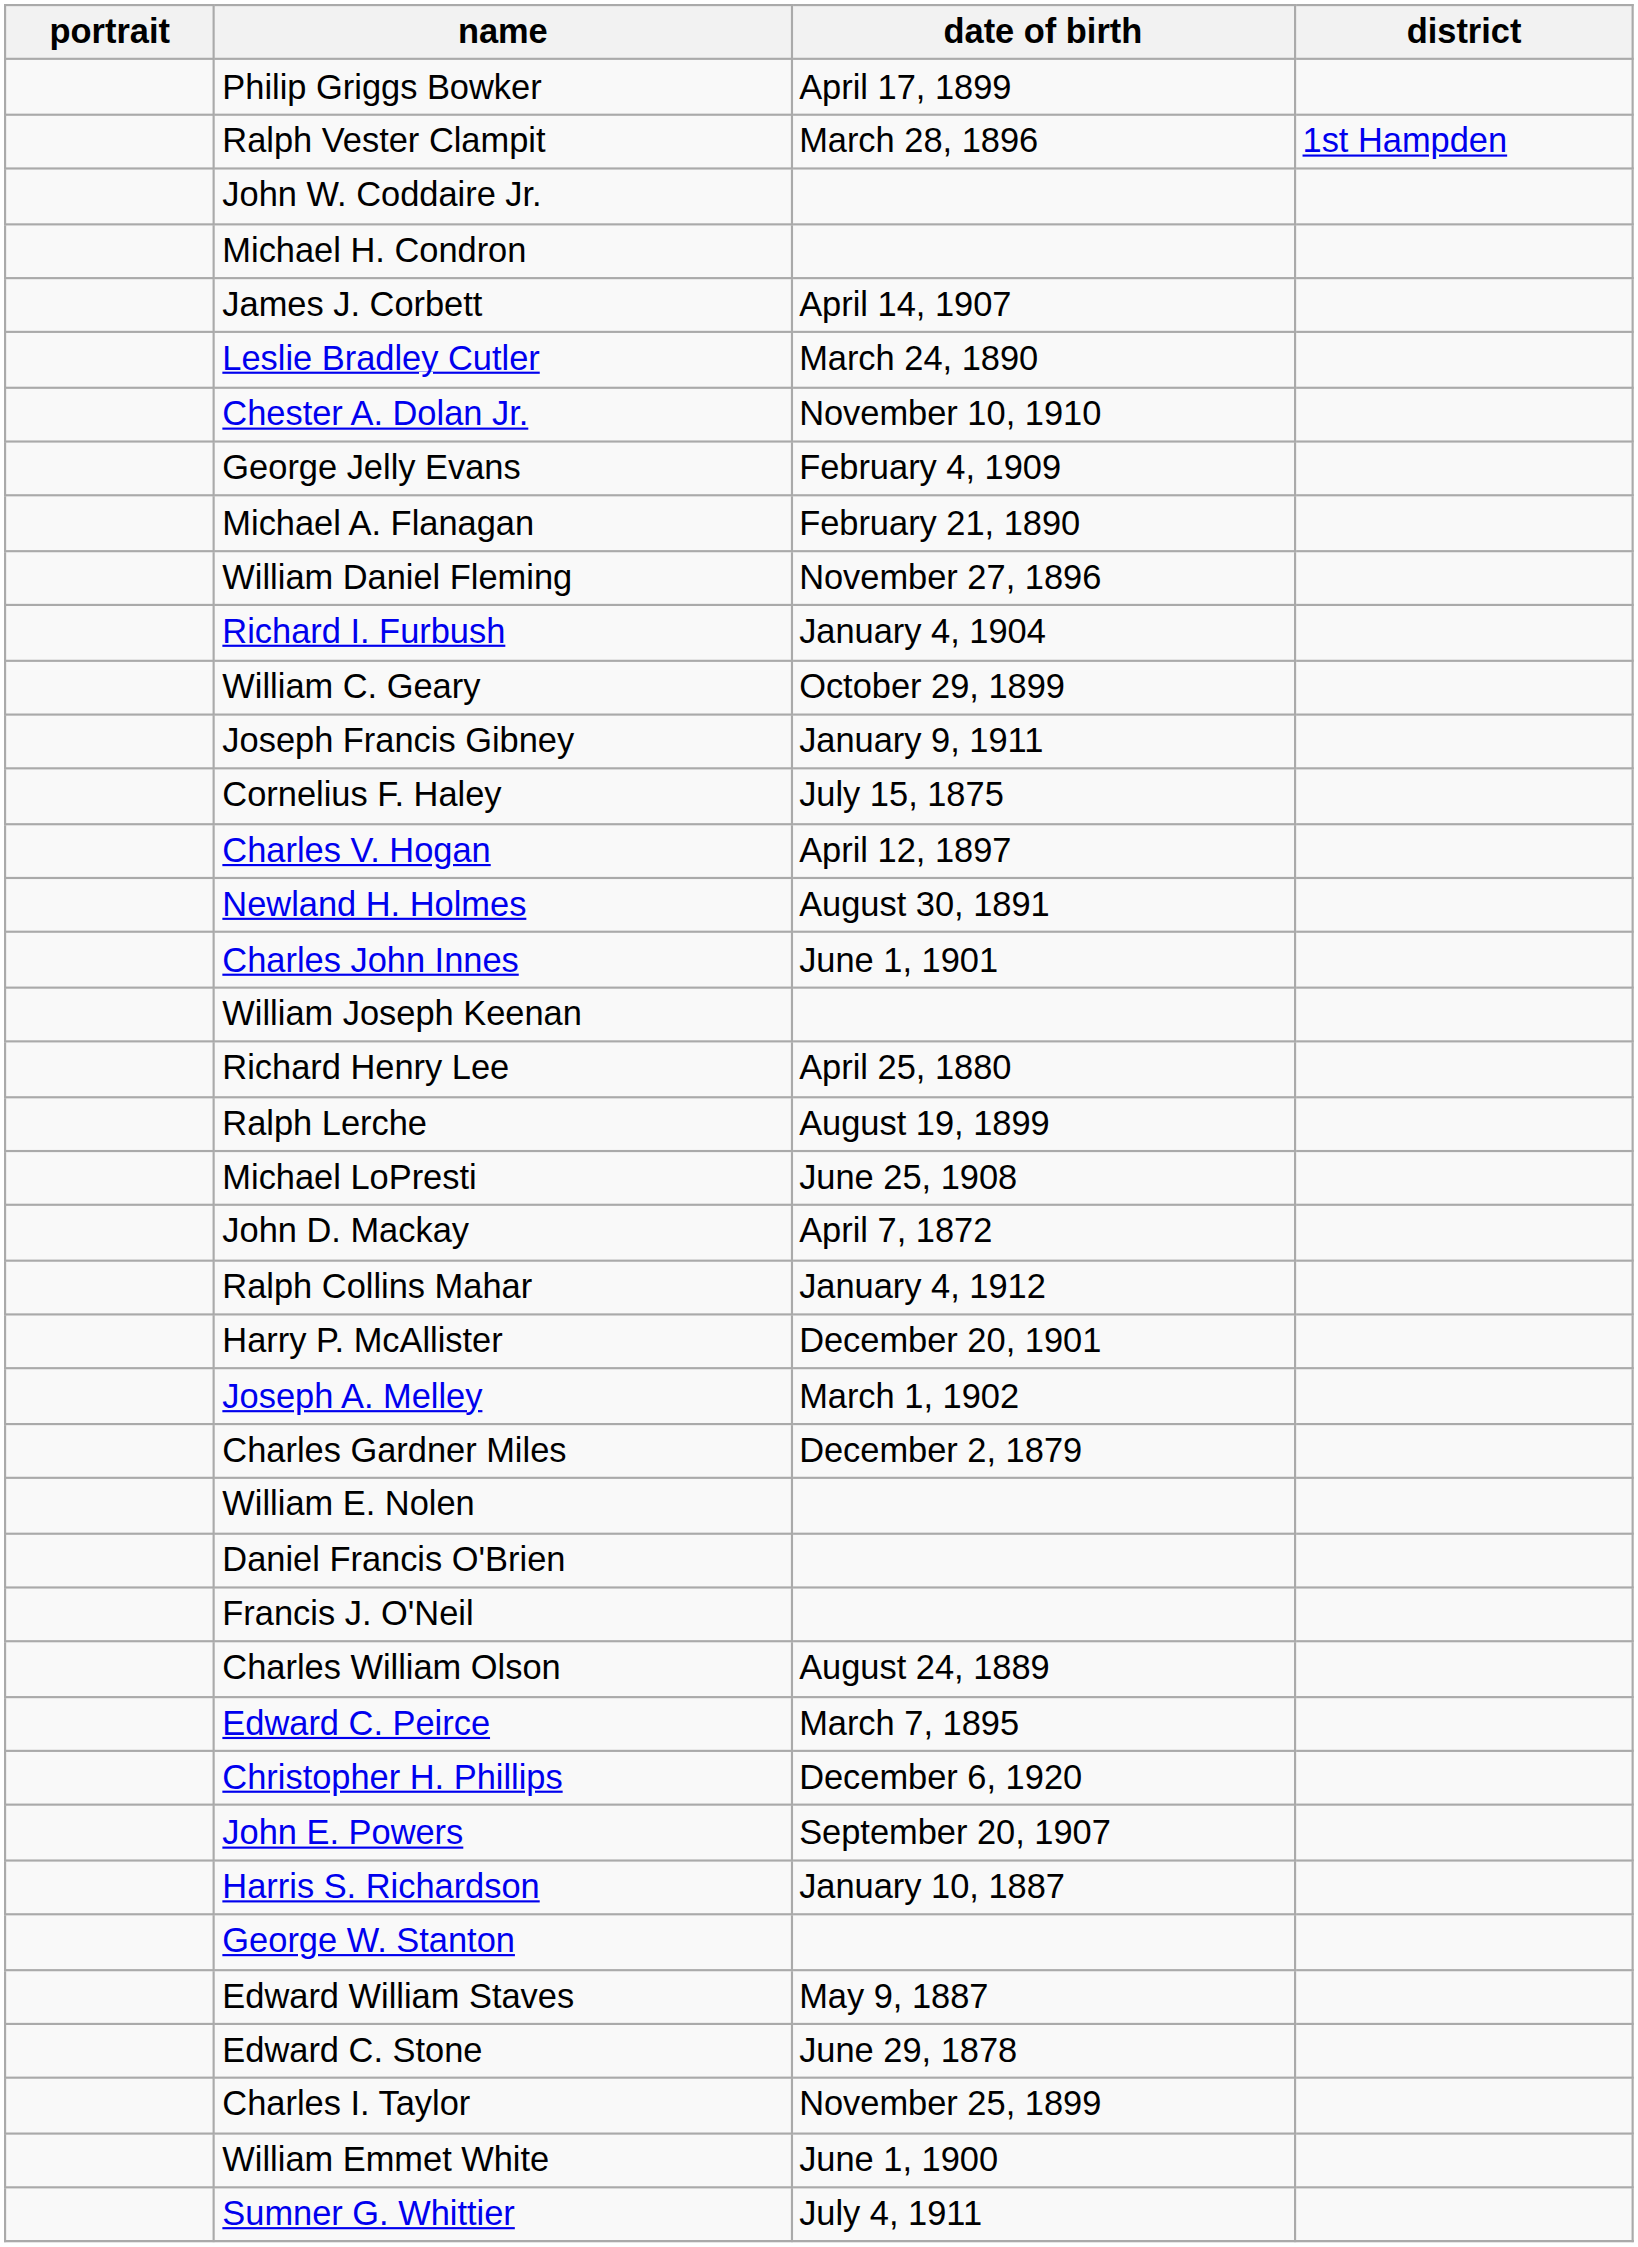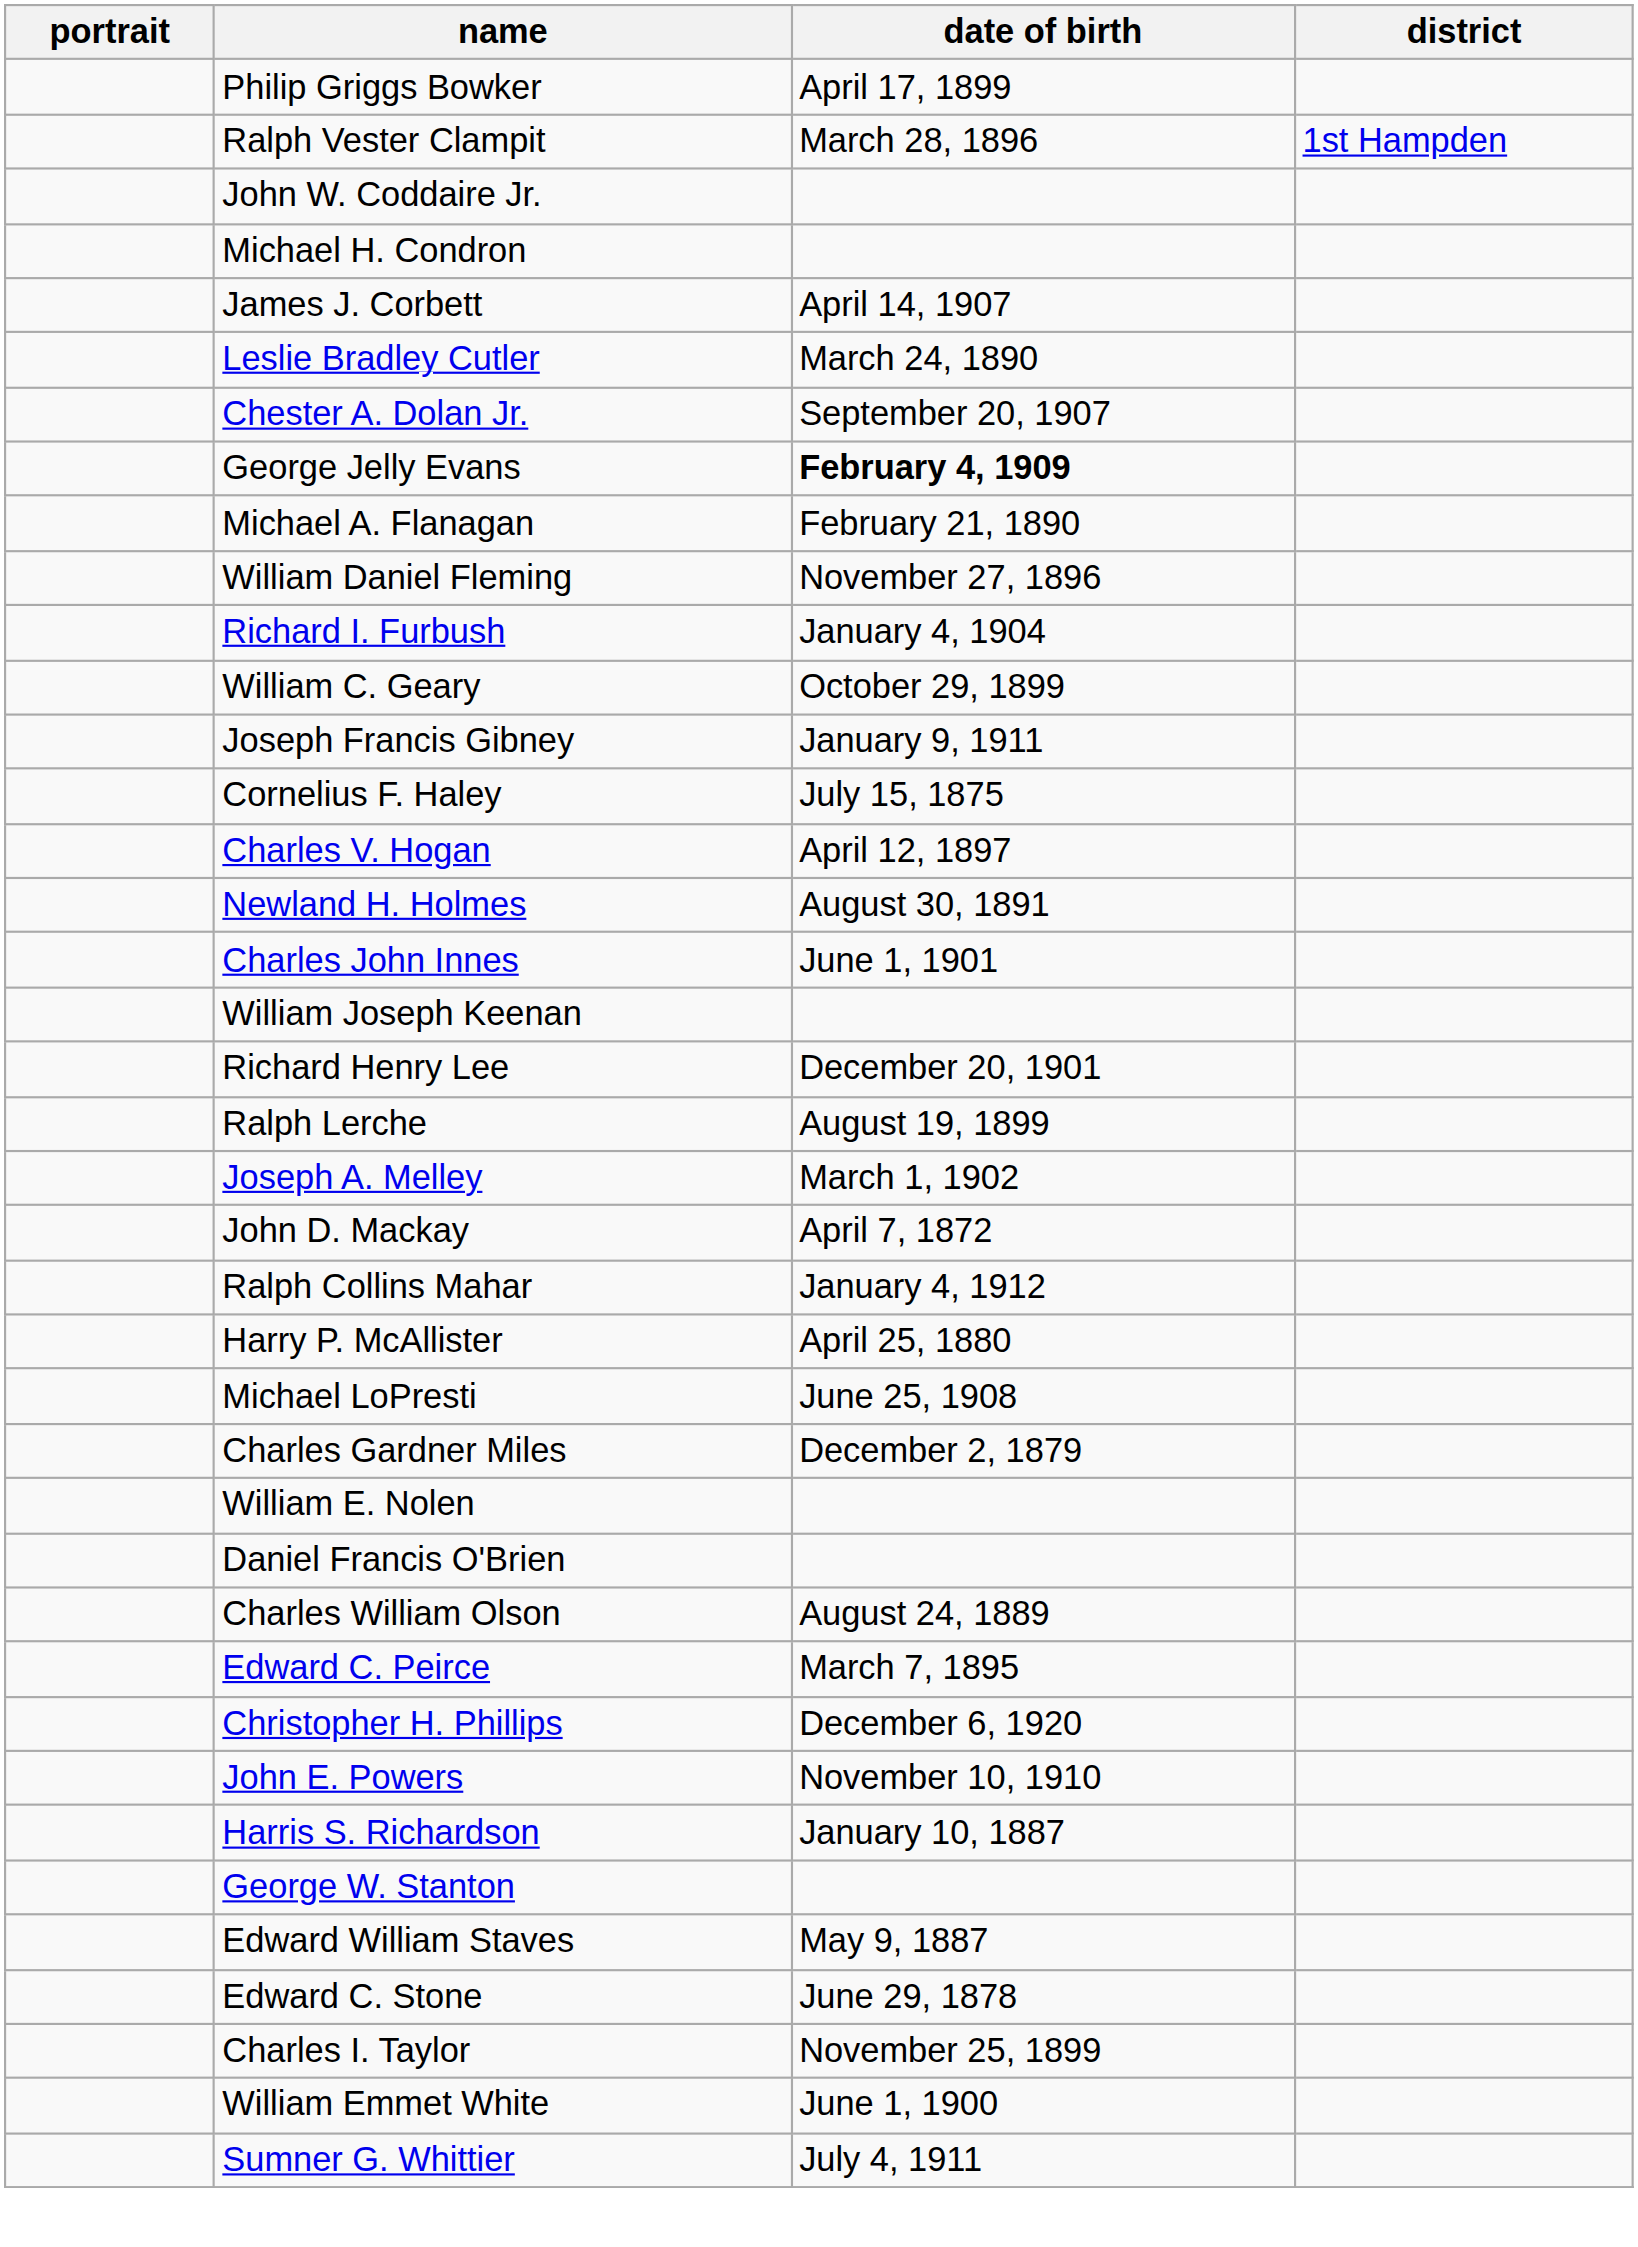(950, 413) November 10, 1910 -> (955, 413) September 20, 1907
(930, 468) normal -> (935, 468) bold
(905, 1068) April 25, 1880 -> (950, 1068) December 20, 1901
rows swapped: (350, 1177) <-> (352, 1395)
(950, 1341) December 20, 1901 -> (905, 1341) April 25, 1880
- row: (348, 1613)
(955, 1832) September 20, 1907 -> (950, 1777) November 10, 1910
